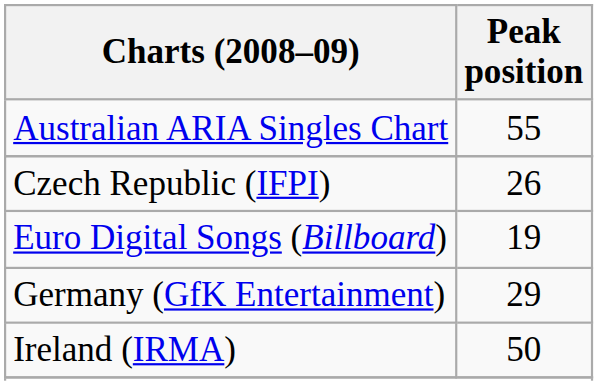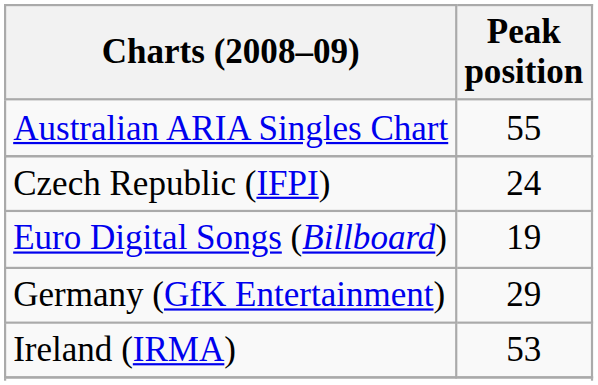(524, 182) 26 -> (524, 182) 24
(524, 349) 50 -> (524, 349) 53
